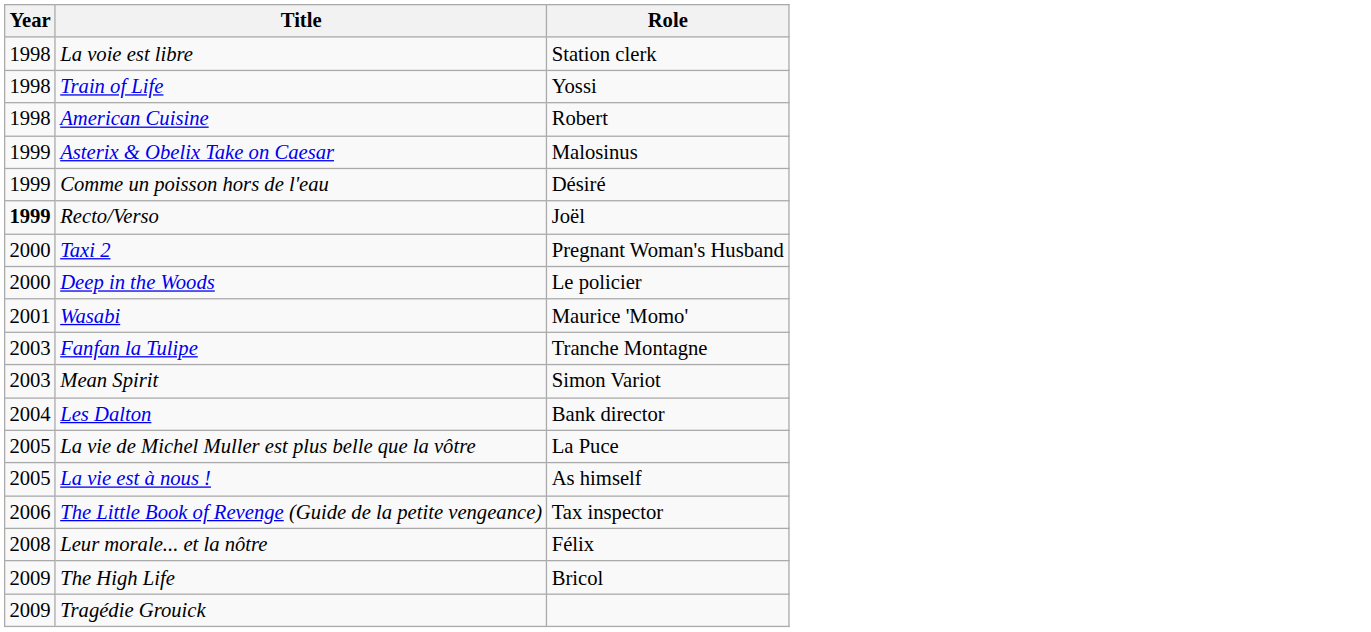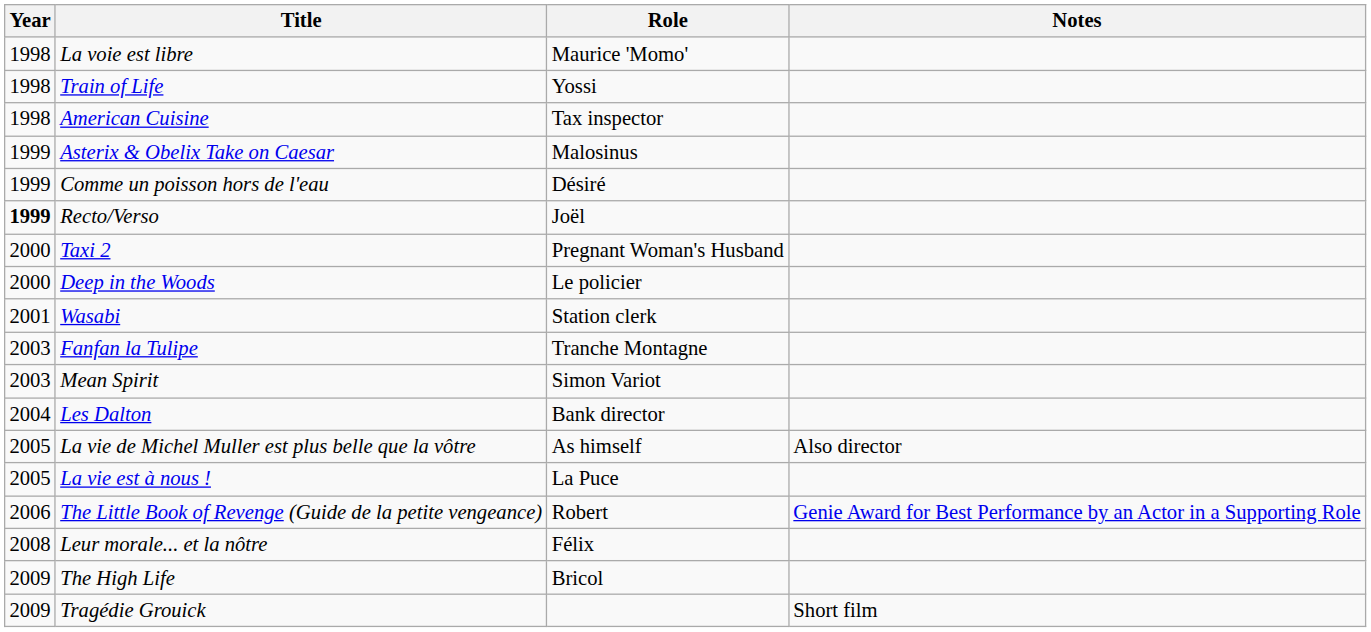+ column: (1077, 20)
(604, 53) Station clerk -> (620, 53) Maurice 'Momo'
(580, 119) Robert -> (607, 119) Tax inspector
(620, 315) Maurice 'Momo' -> (604, 315) Station clerk
(585, 446) La Puce -> (597, 446) As himself
(597, 479) As himself -> (585, 479) La Puce
(607, 511) Tax inspector -> (580, 511) Robert
